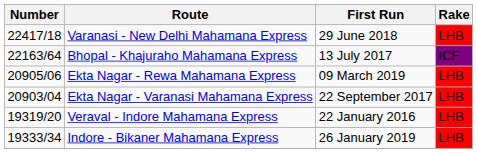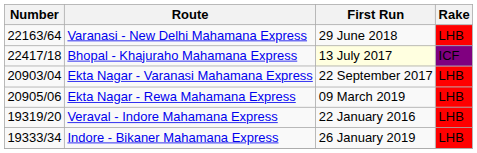(34, 35) 22417/18 -> (34, 35) 22163/64
(34, 55) 22163/64 -> (34, 55) 22417/18
(356, 55) no background -> (356, 55) lightyellow background
rows swapped: (190, 96) <-> (182, 76)
